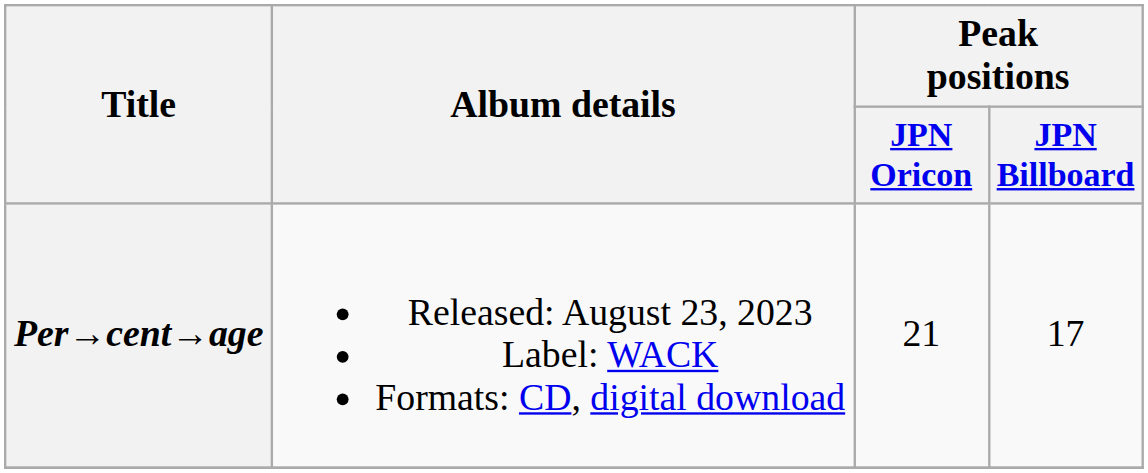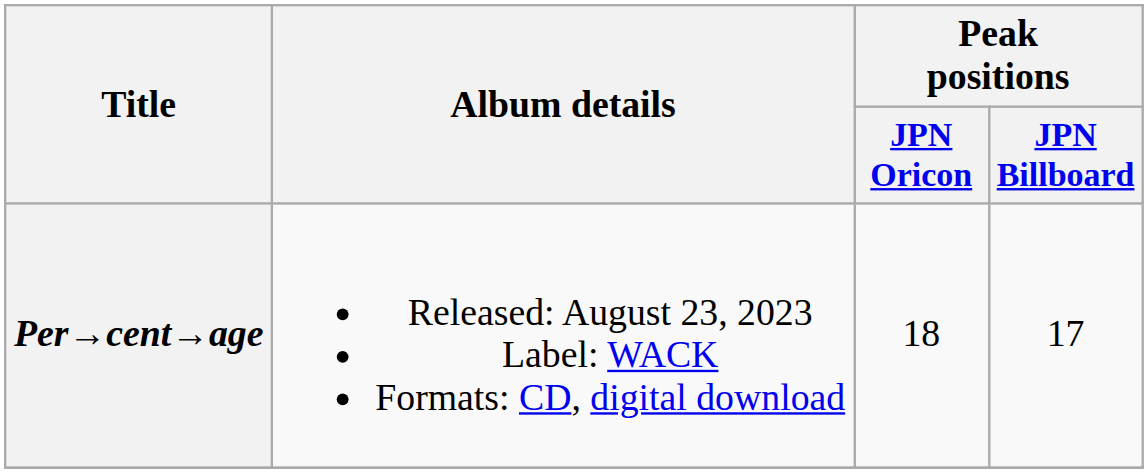(921, 334) 21 -> (921, 334) 18
